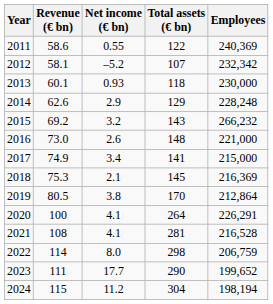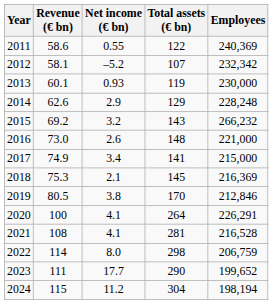(176, 83) 118 -> (176, 83) 119
(238, 196) 212,864 -> (238, 196) 212,846
